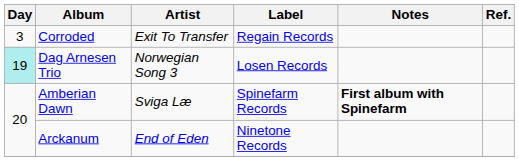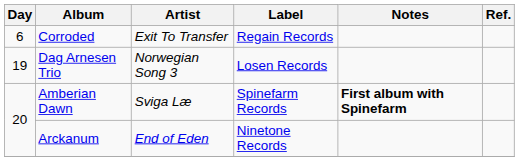(20, 36) 3 -> (20, 36) 6
(20, 65) paleturquoise background -> (20, 65) no background
